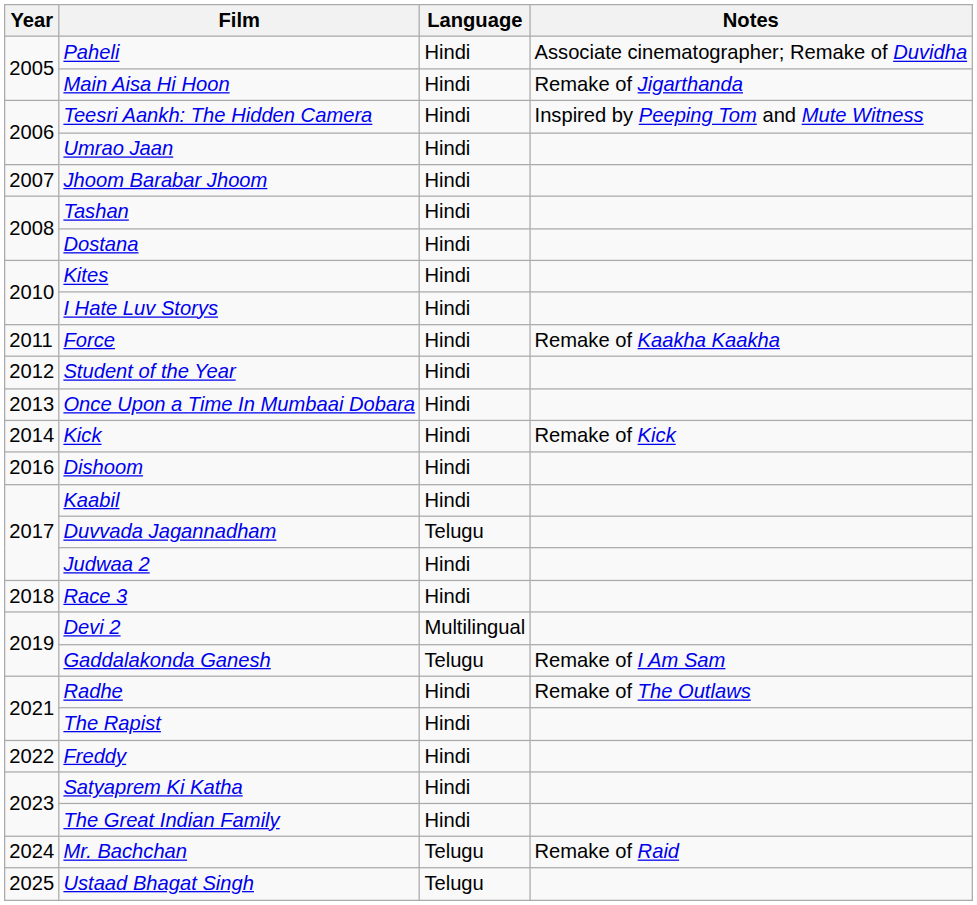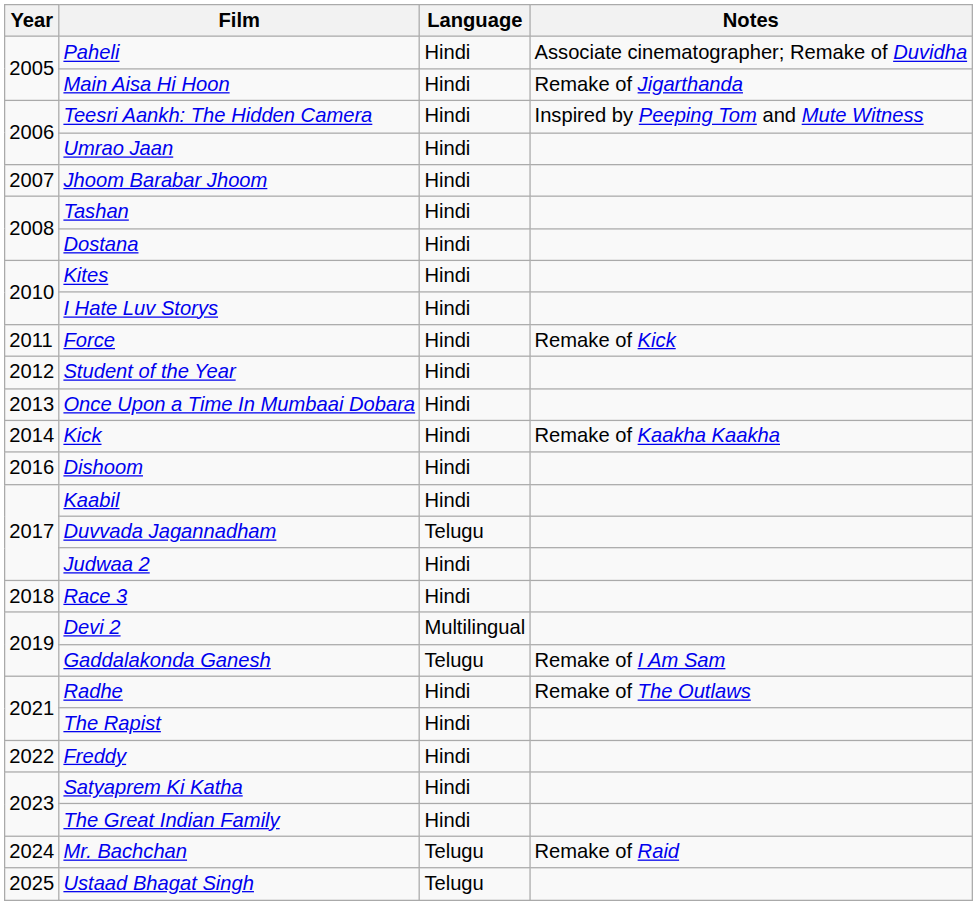(657, 340) Remake of Kaakha Kaakha -> (605, 340) Remake of Kick
(605, 436) Remake of Kick -> (657, 436) Remake of Kaakha Kaakha
